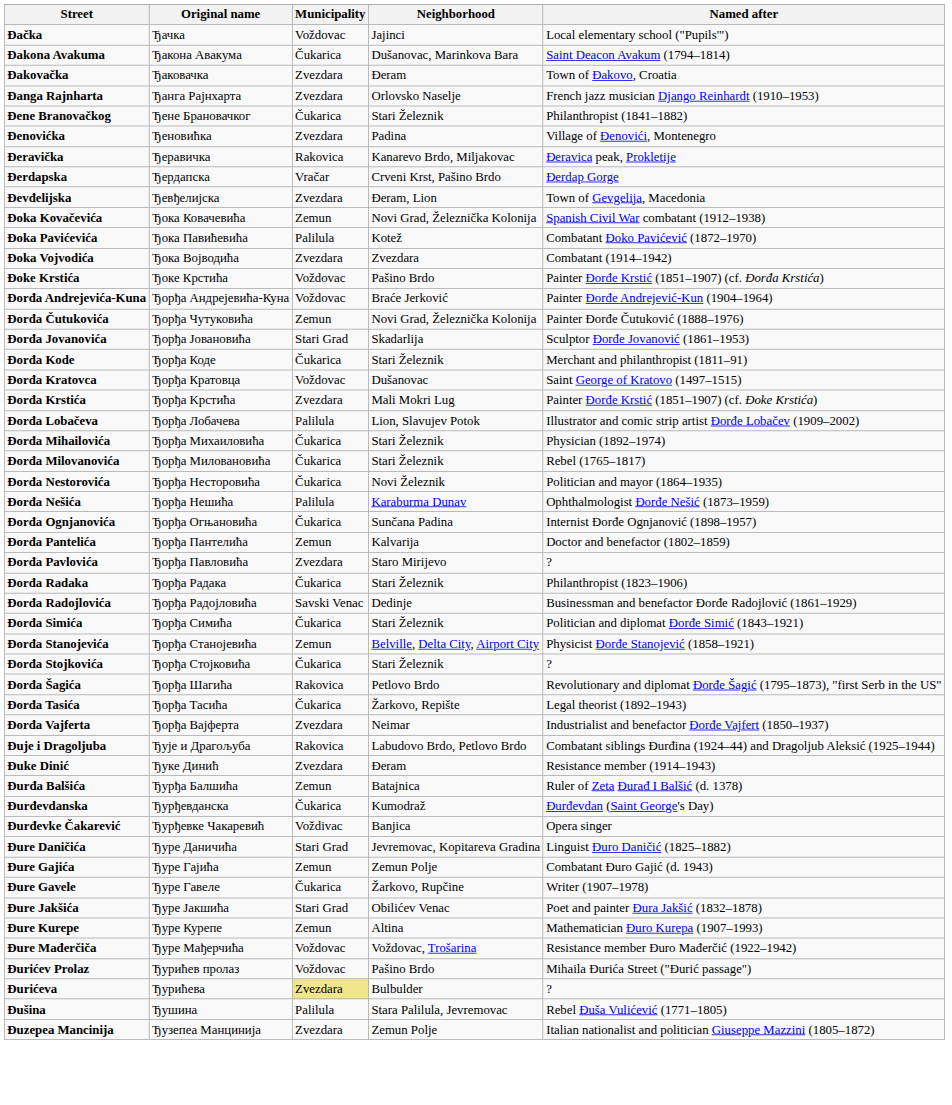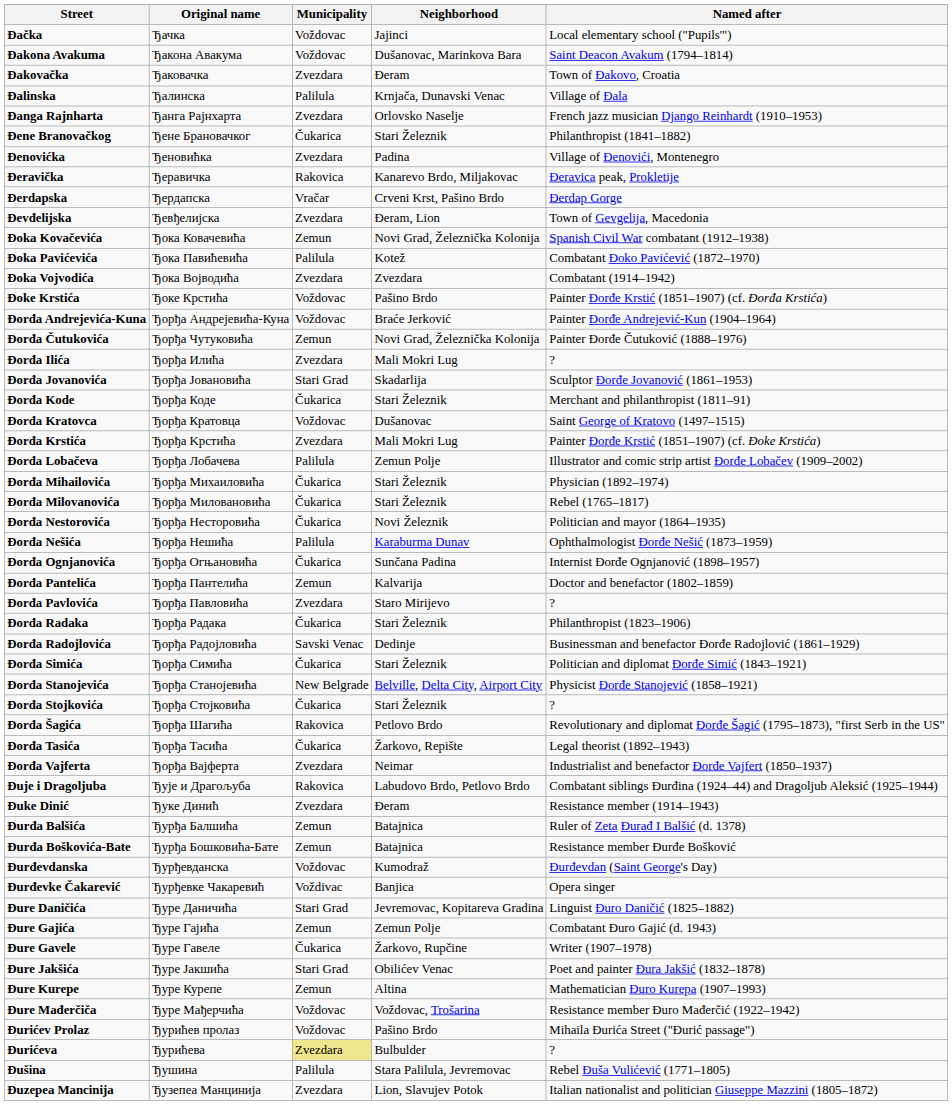(318, 55) Čukarica -> (320, 55) Voždovac
+ row: (32, 95)
+ row: (38, 359)
(426, 420) Lion, Slavujev Potok -> (407, 461) Zemun Polje
(313, 643) Zemun -> (332, 684) New Belgrade
+ row: (69, 846)
(318, 806) Čukarica -> (320, 867) Voždovac
(404, 1029) Zemun Polje -> (429, 1090) Lion, Slavujev Potok
